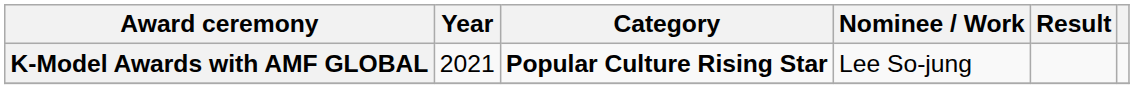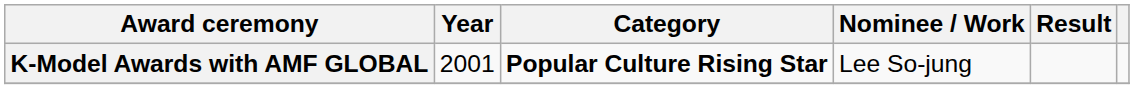(467, 63) 2021 -> (467, 63) 2001
